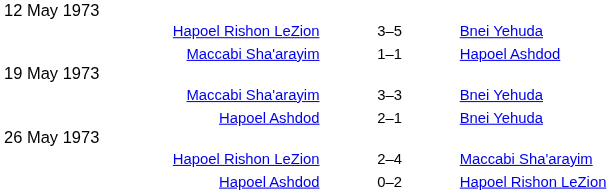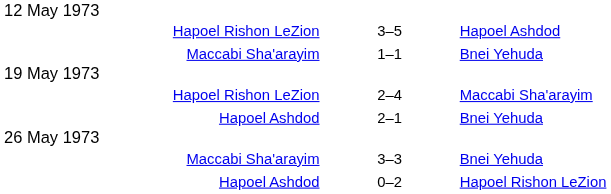(501, 31) Bnei Yehuda -> (510, 31) Hapoel Ashdod
(510, 54) Hapoel Ashdod -> (501, 54) Bnei Yehuda
rows swapped: (253, 95) <-> (246, 159)
